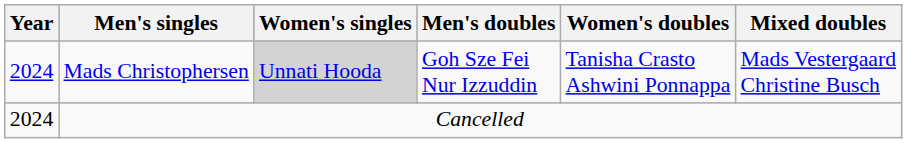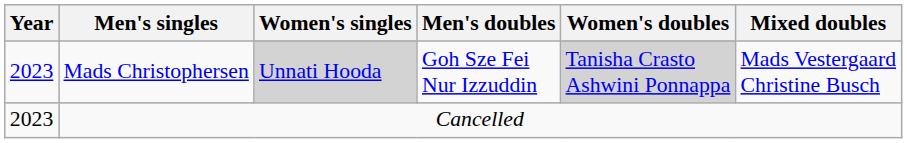(32, 71) 2024 -> (32, 71) 2023
(648, 71) no background -> (648, 71) lightgrey background
(32, 120) 2024 -> (32, 120) 2023
